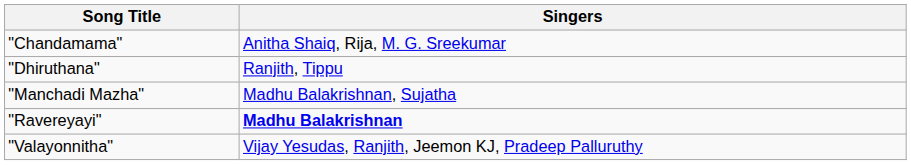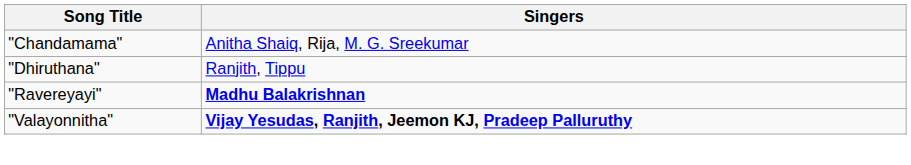- row: (76, 95)
(443, 146) normal -> (419, 120) bold
